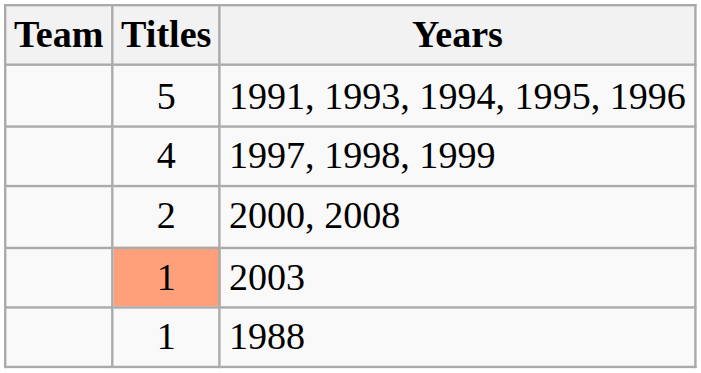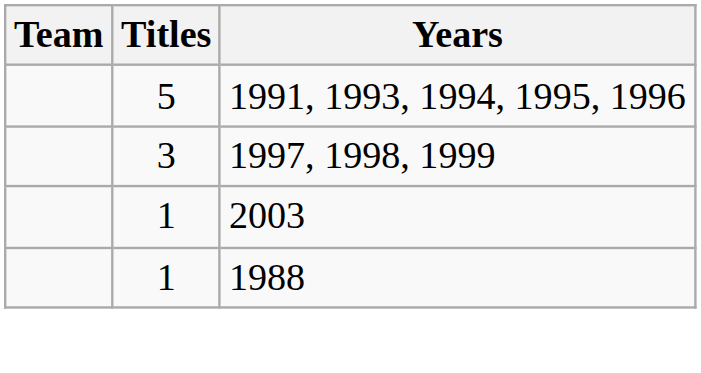(166, 155) 4 -> (166, 155) 3
- row: (315, 215)
(166, 276) lightsalmon background -> (166, 215) no background
